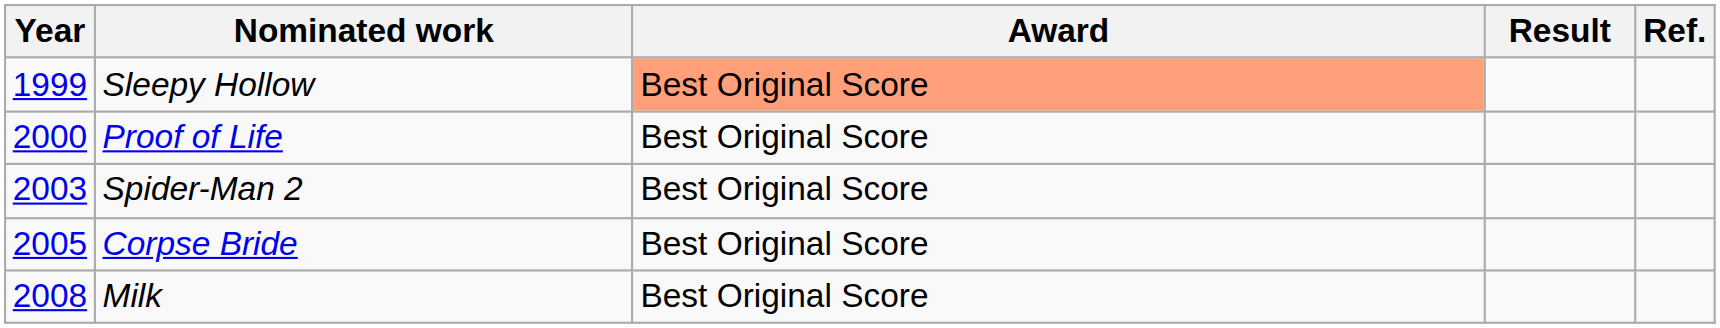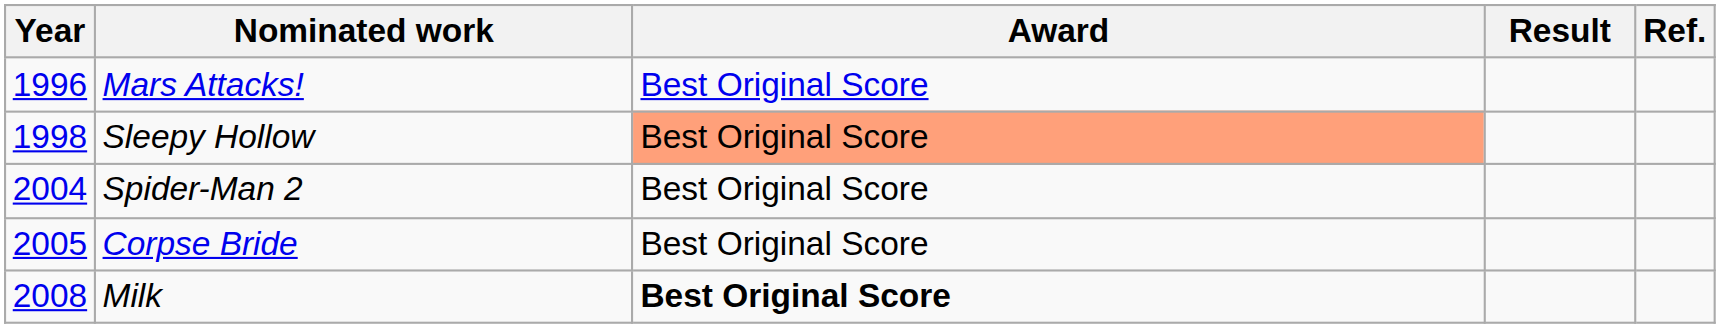+ row: (203, 84)
(50, 84) 1999 -> (50, 137) 1998
- row: (193, 137)
(50, 190) 2003 -> (50, 190) 2004
(785, 296) normal -> (796, 296) bold
